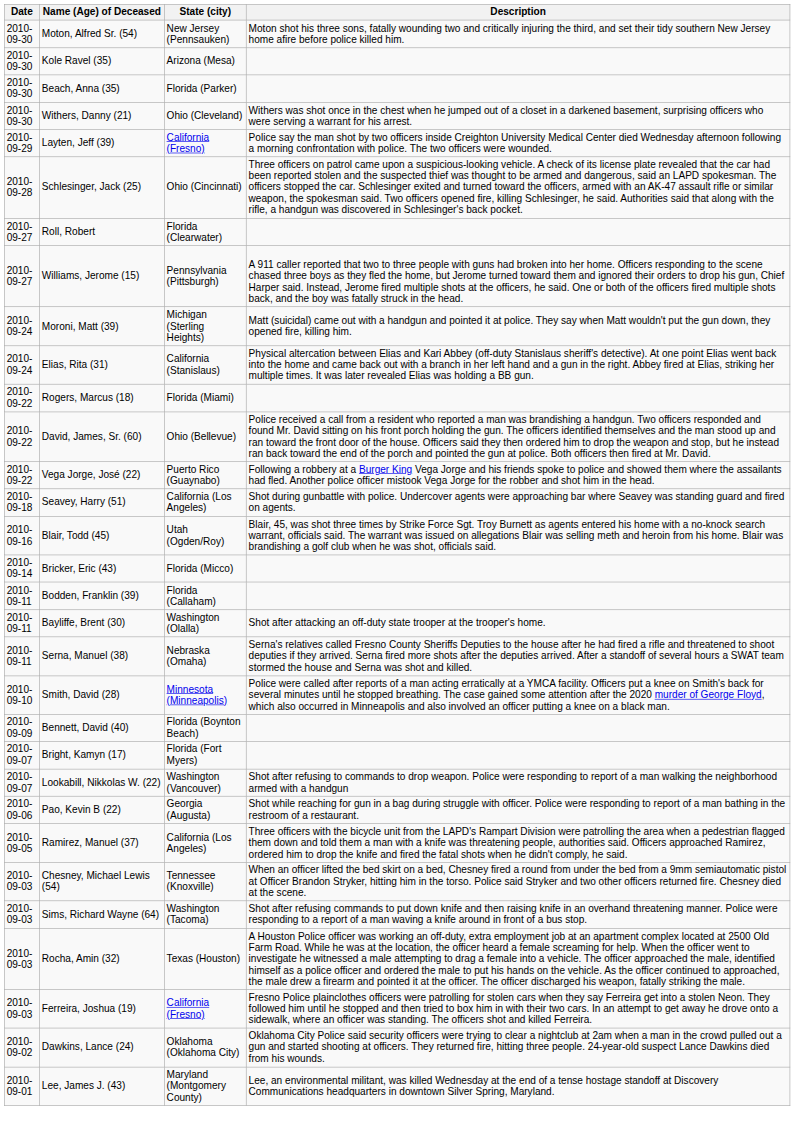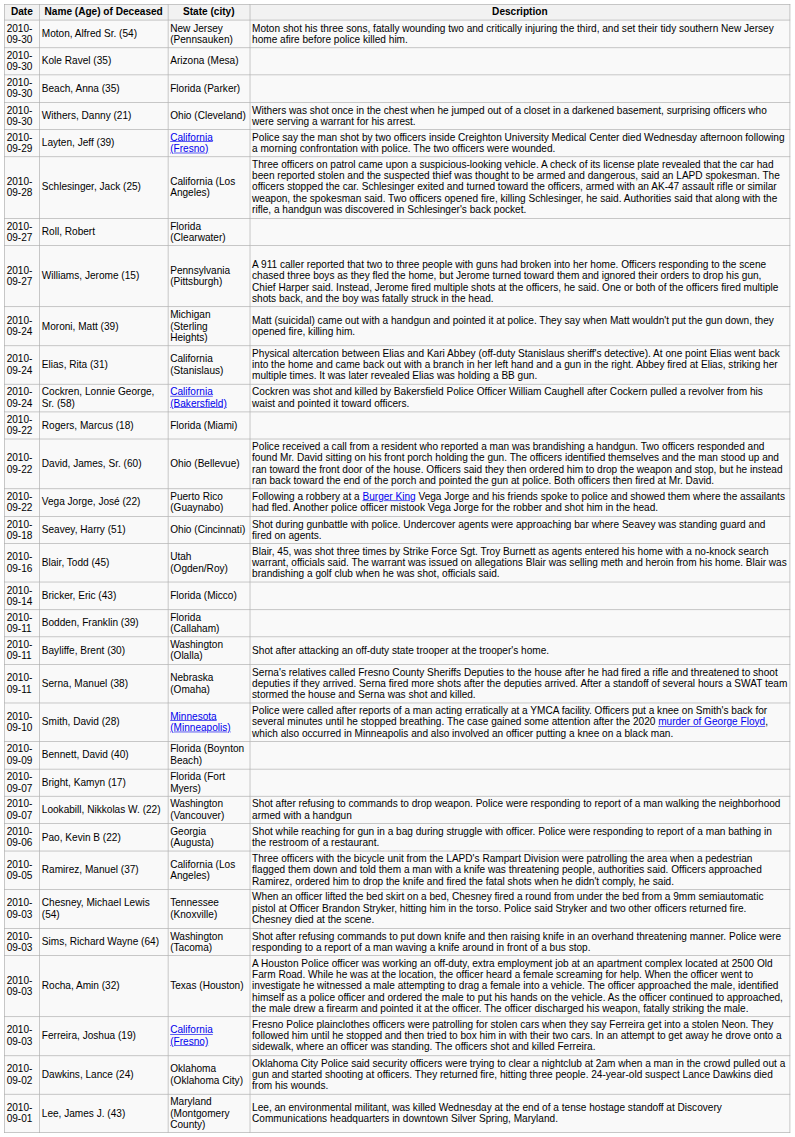(204, 187) Ohio (Cincinnati) -> (203, 187) California (Los Angeles)
+ row: (98, 398)
(199, 502) California (Los Angeles) -> (208, 530) Ohio (Cincinnati)
